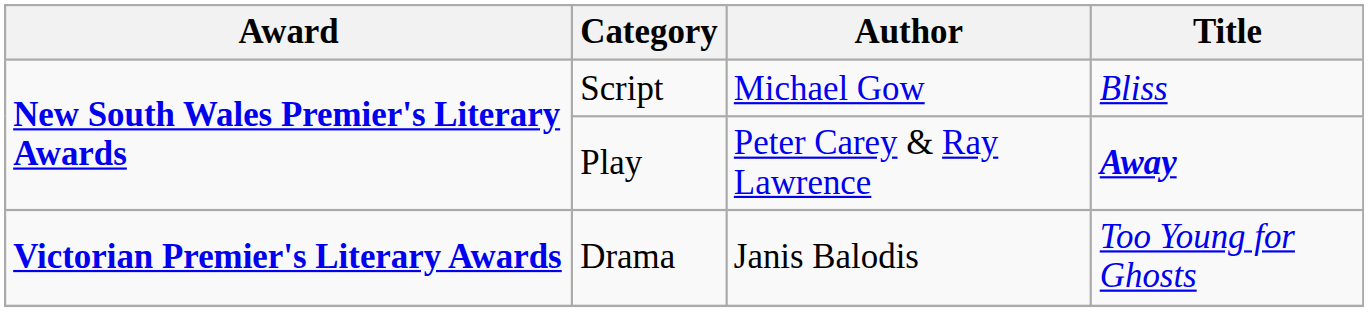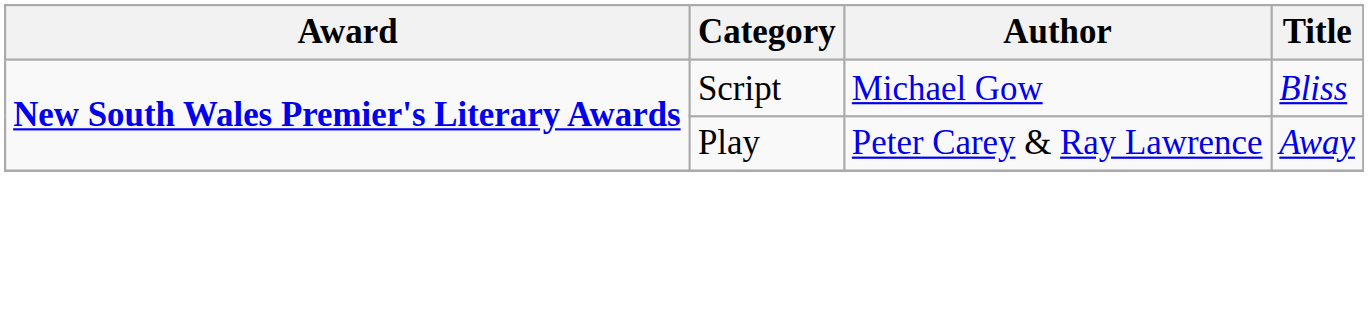(1138, 162) bold -> (1317, 142) normal
- row: (628, 256)
